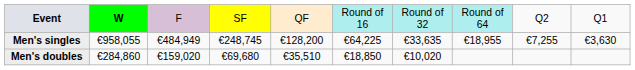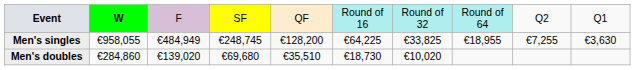(422, 41) €33,635 -> (422, 41) €33,825
(179, 57) €159,020 -> (179, 57) €139,020
(362, 57) €18,850 -> (362, 57) €18,730
